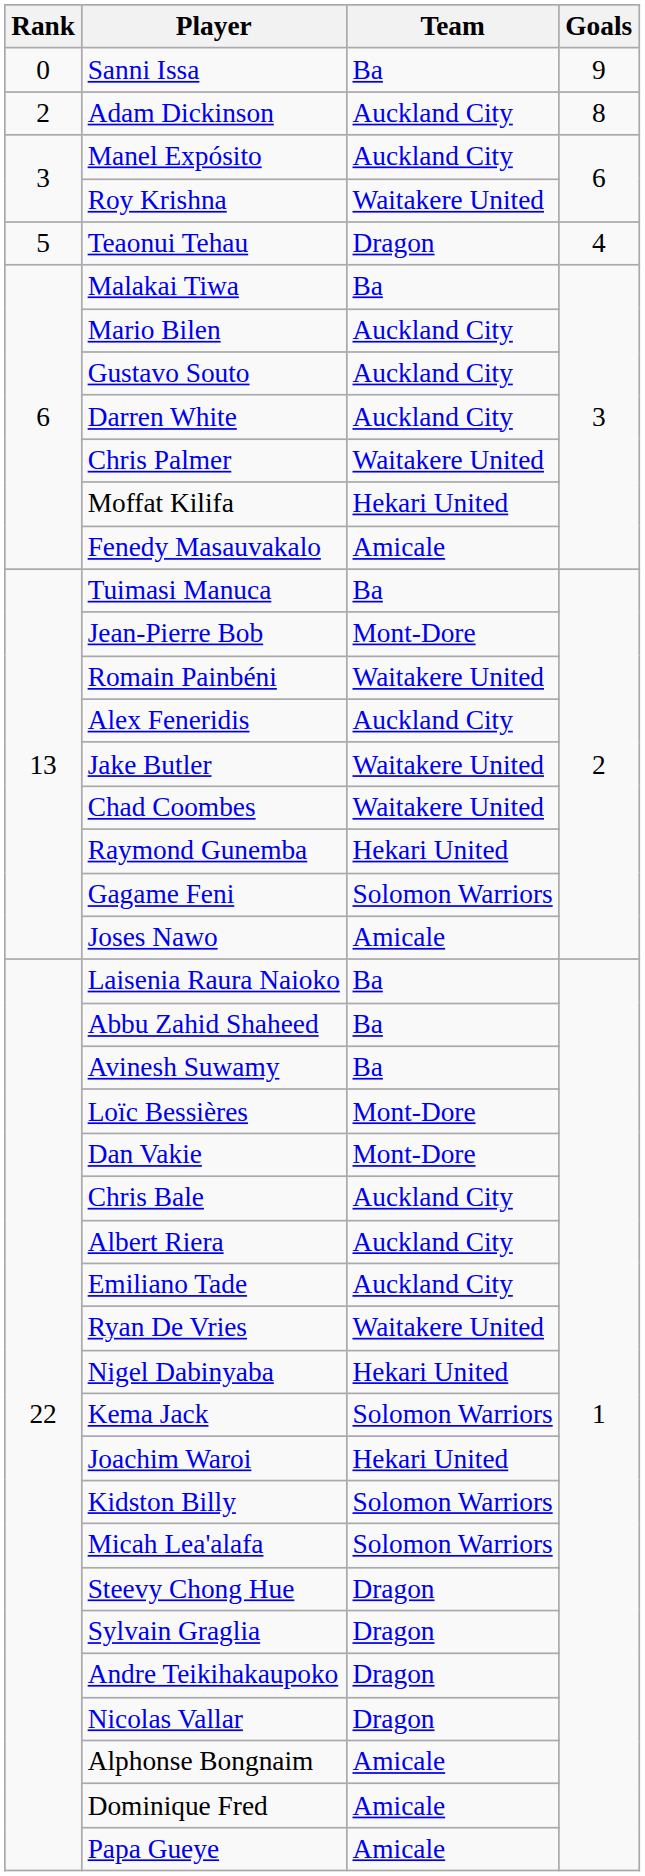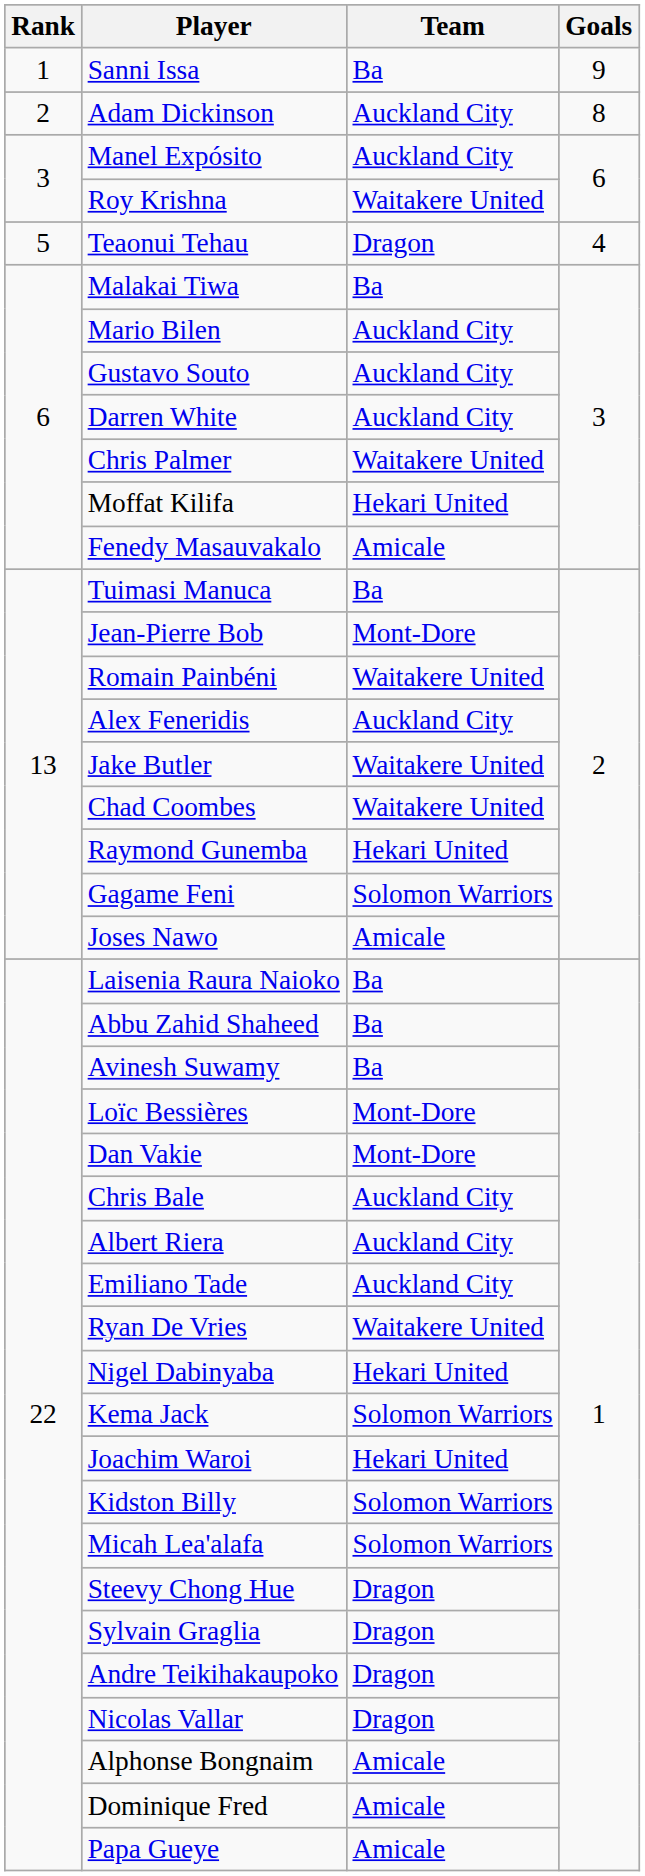(43, 69) 0 -> (43, 69) 1
